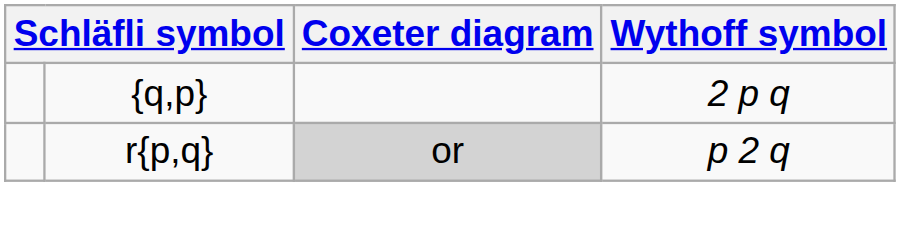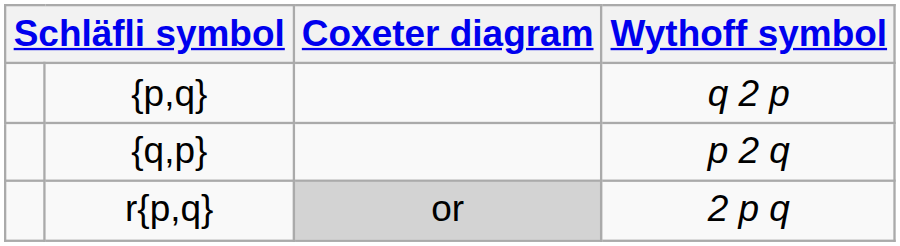+ row: (169, 92)
(749, 92) 2 p q -> (749, 151) p 2 q
(749, 151) p 2 q -> (749, 209) 2 p q
